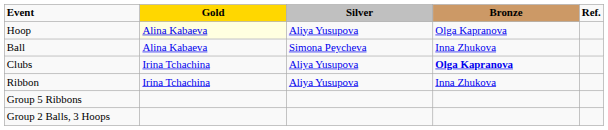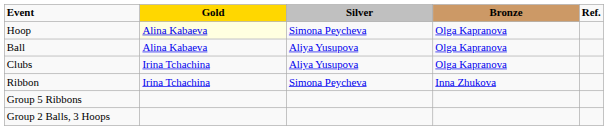(324, 30) Aliya Yusupova -> (328, 30) Simona Peycheva
(328, 47) Simona Peycheva -> (324, 47) Aliya Yusupova
(466, 47) Inna Zhukova -> (471, 47) Olga Kapranova
(474, 64) bold -> (471, 64) normal
(324, 82) Aliya Yusupova -> (328, 82) Simona Peycheva
